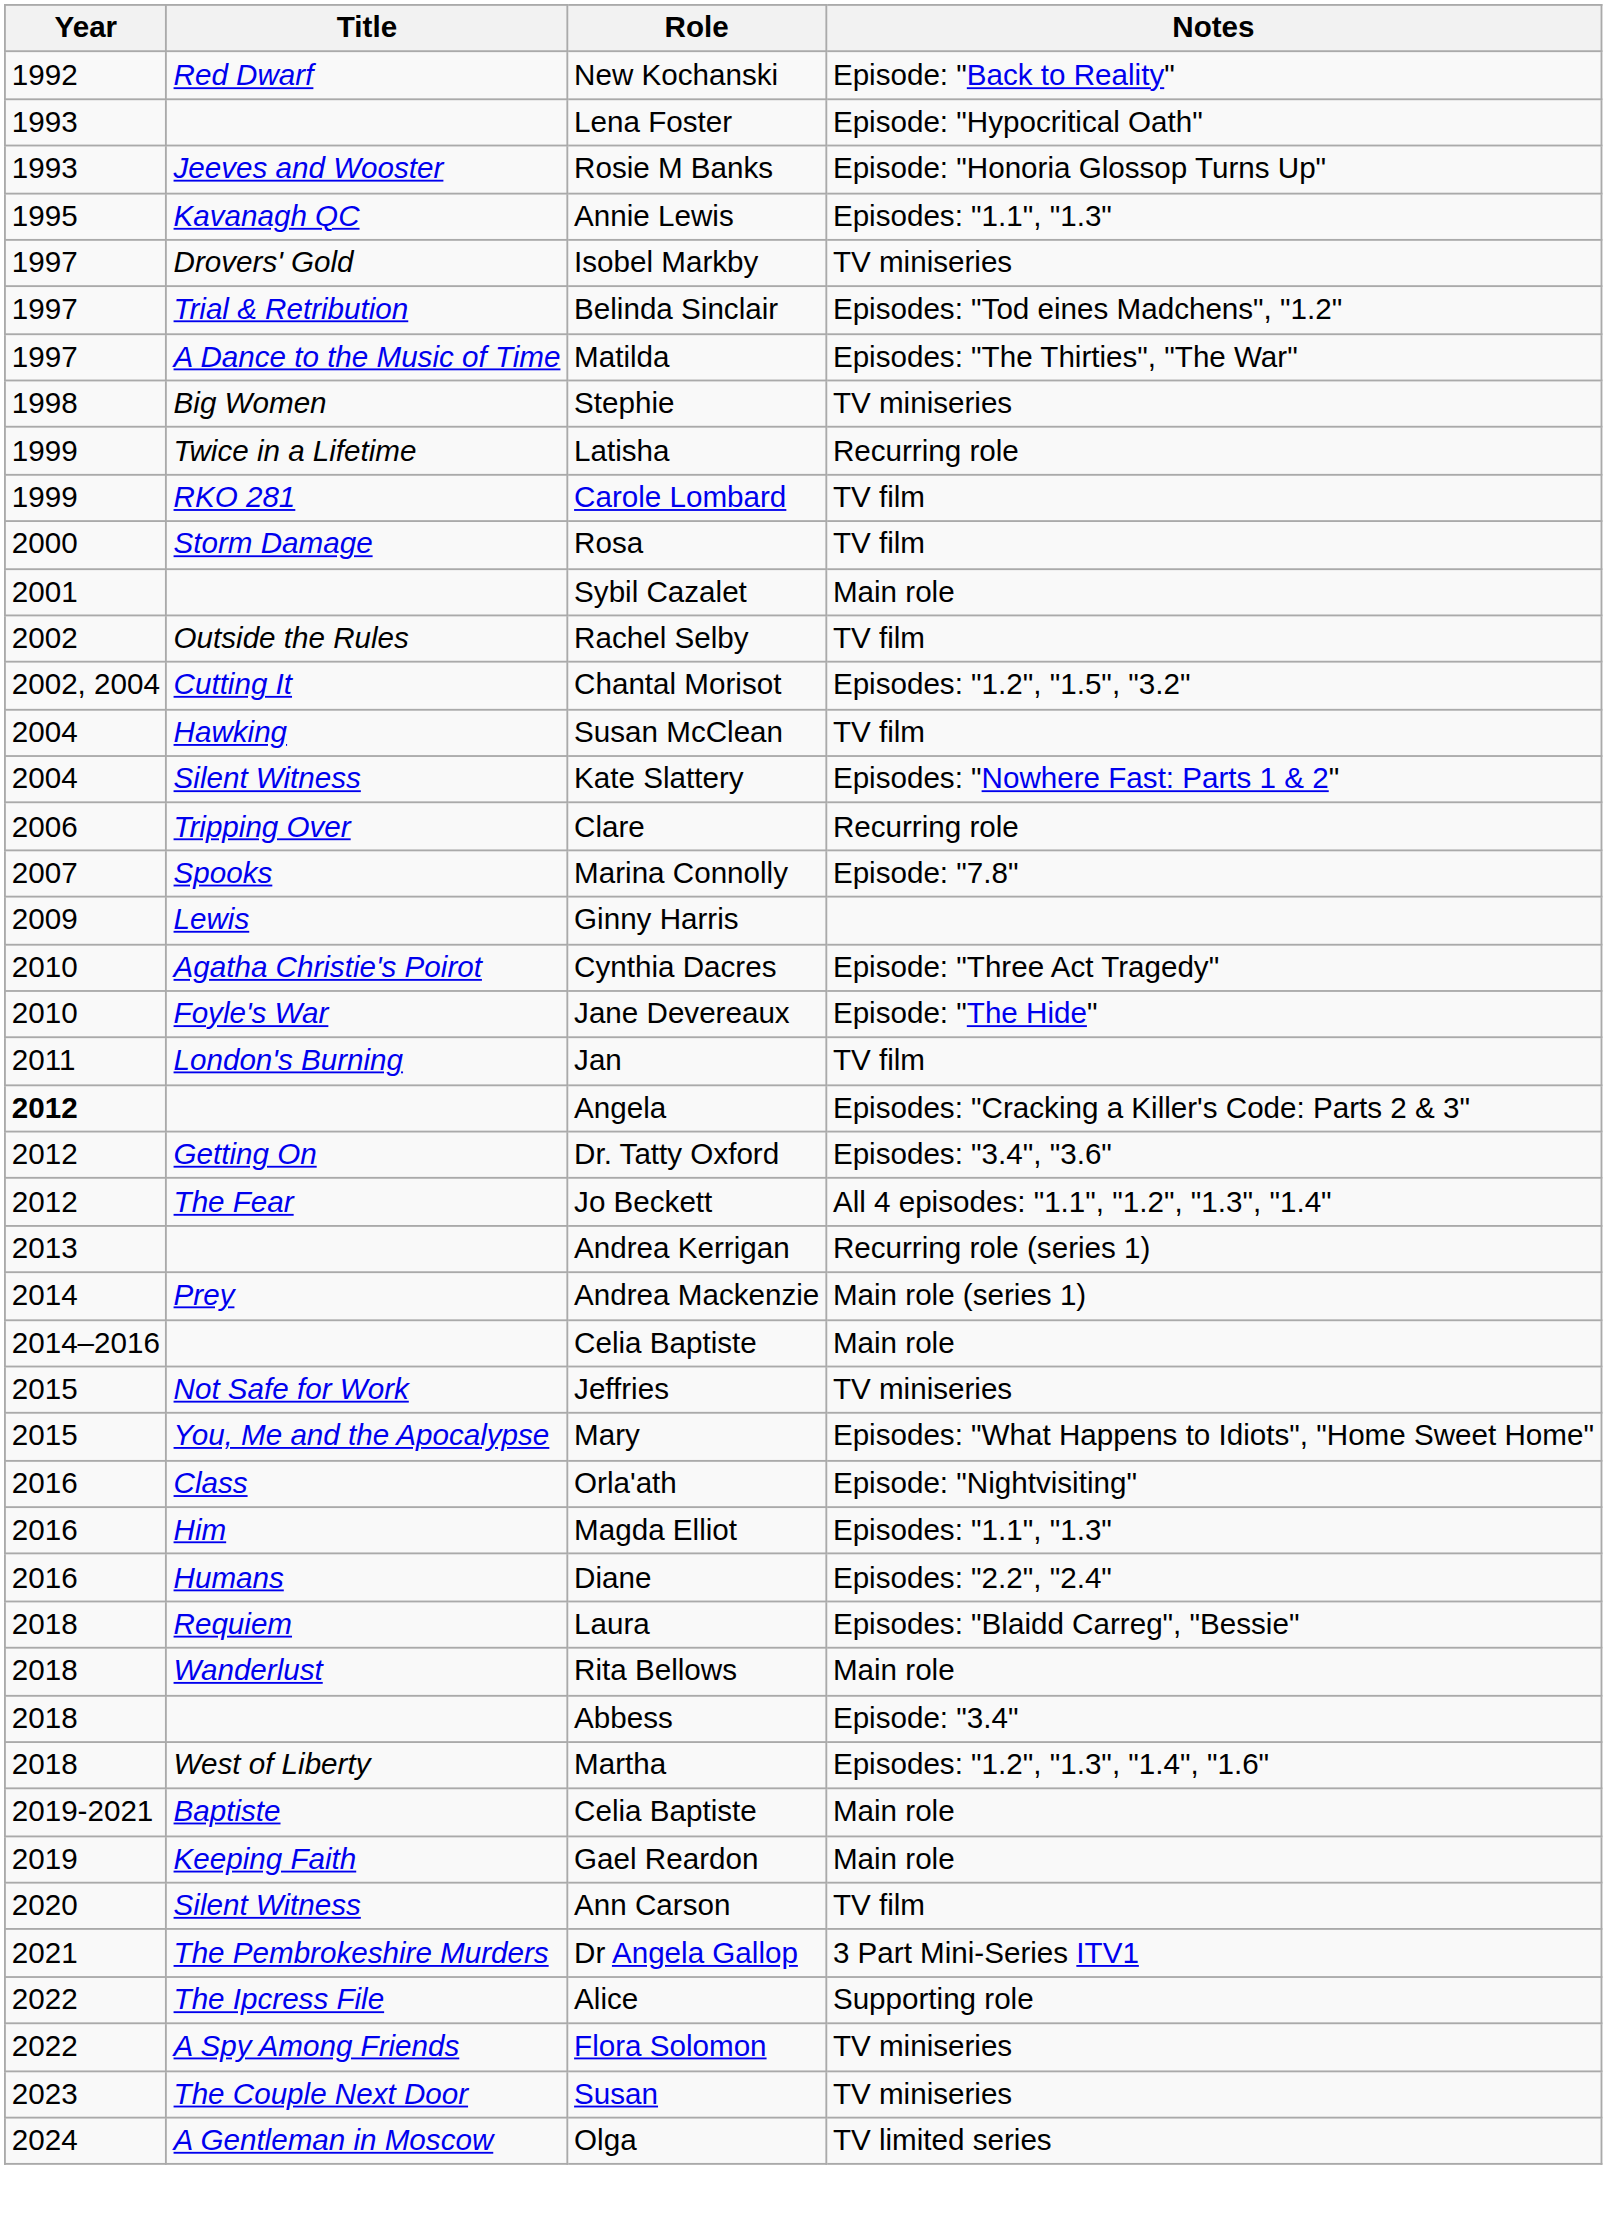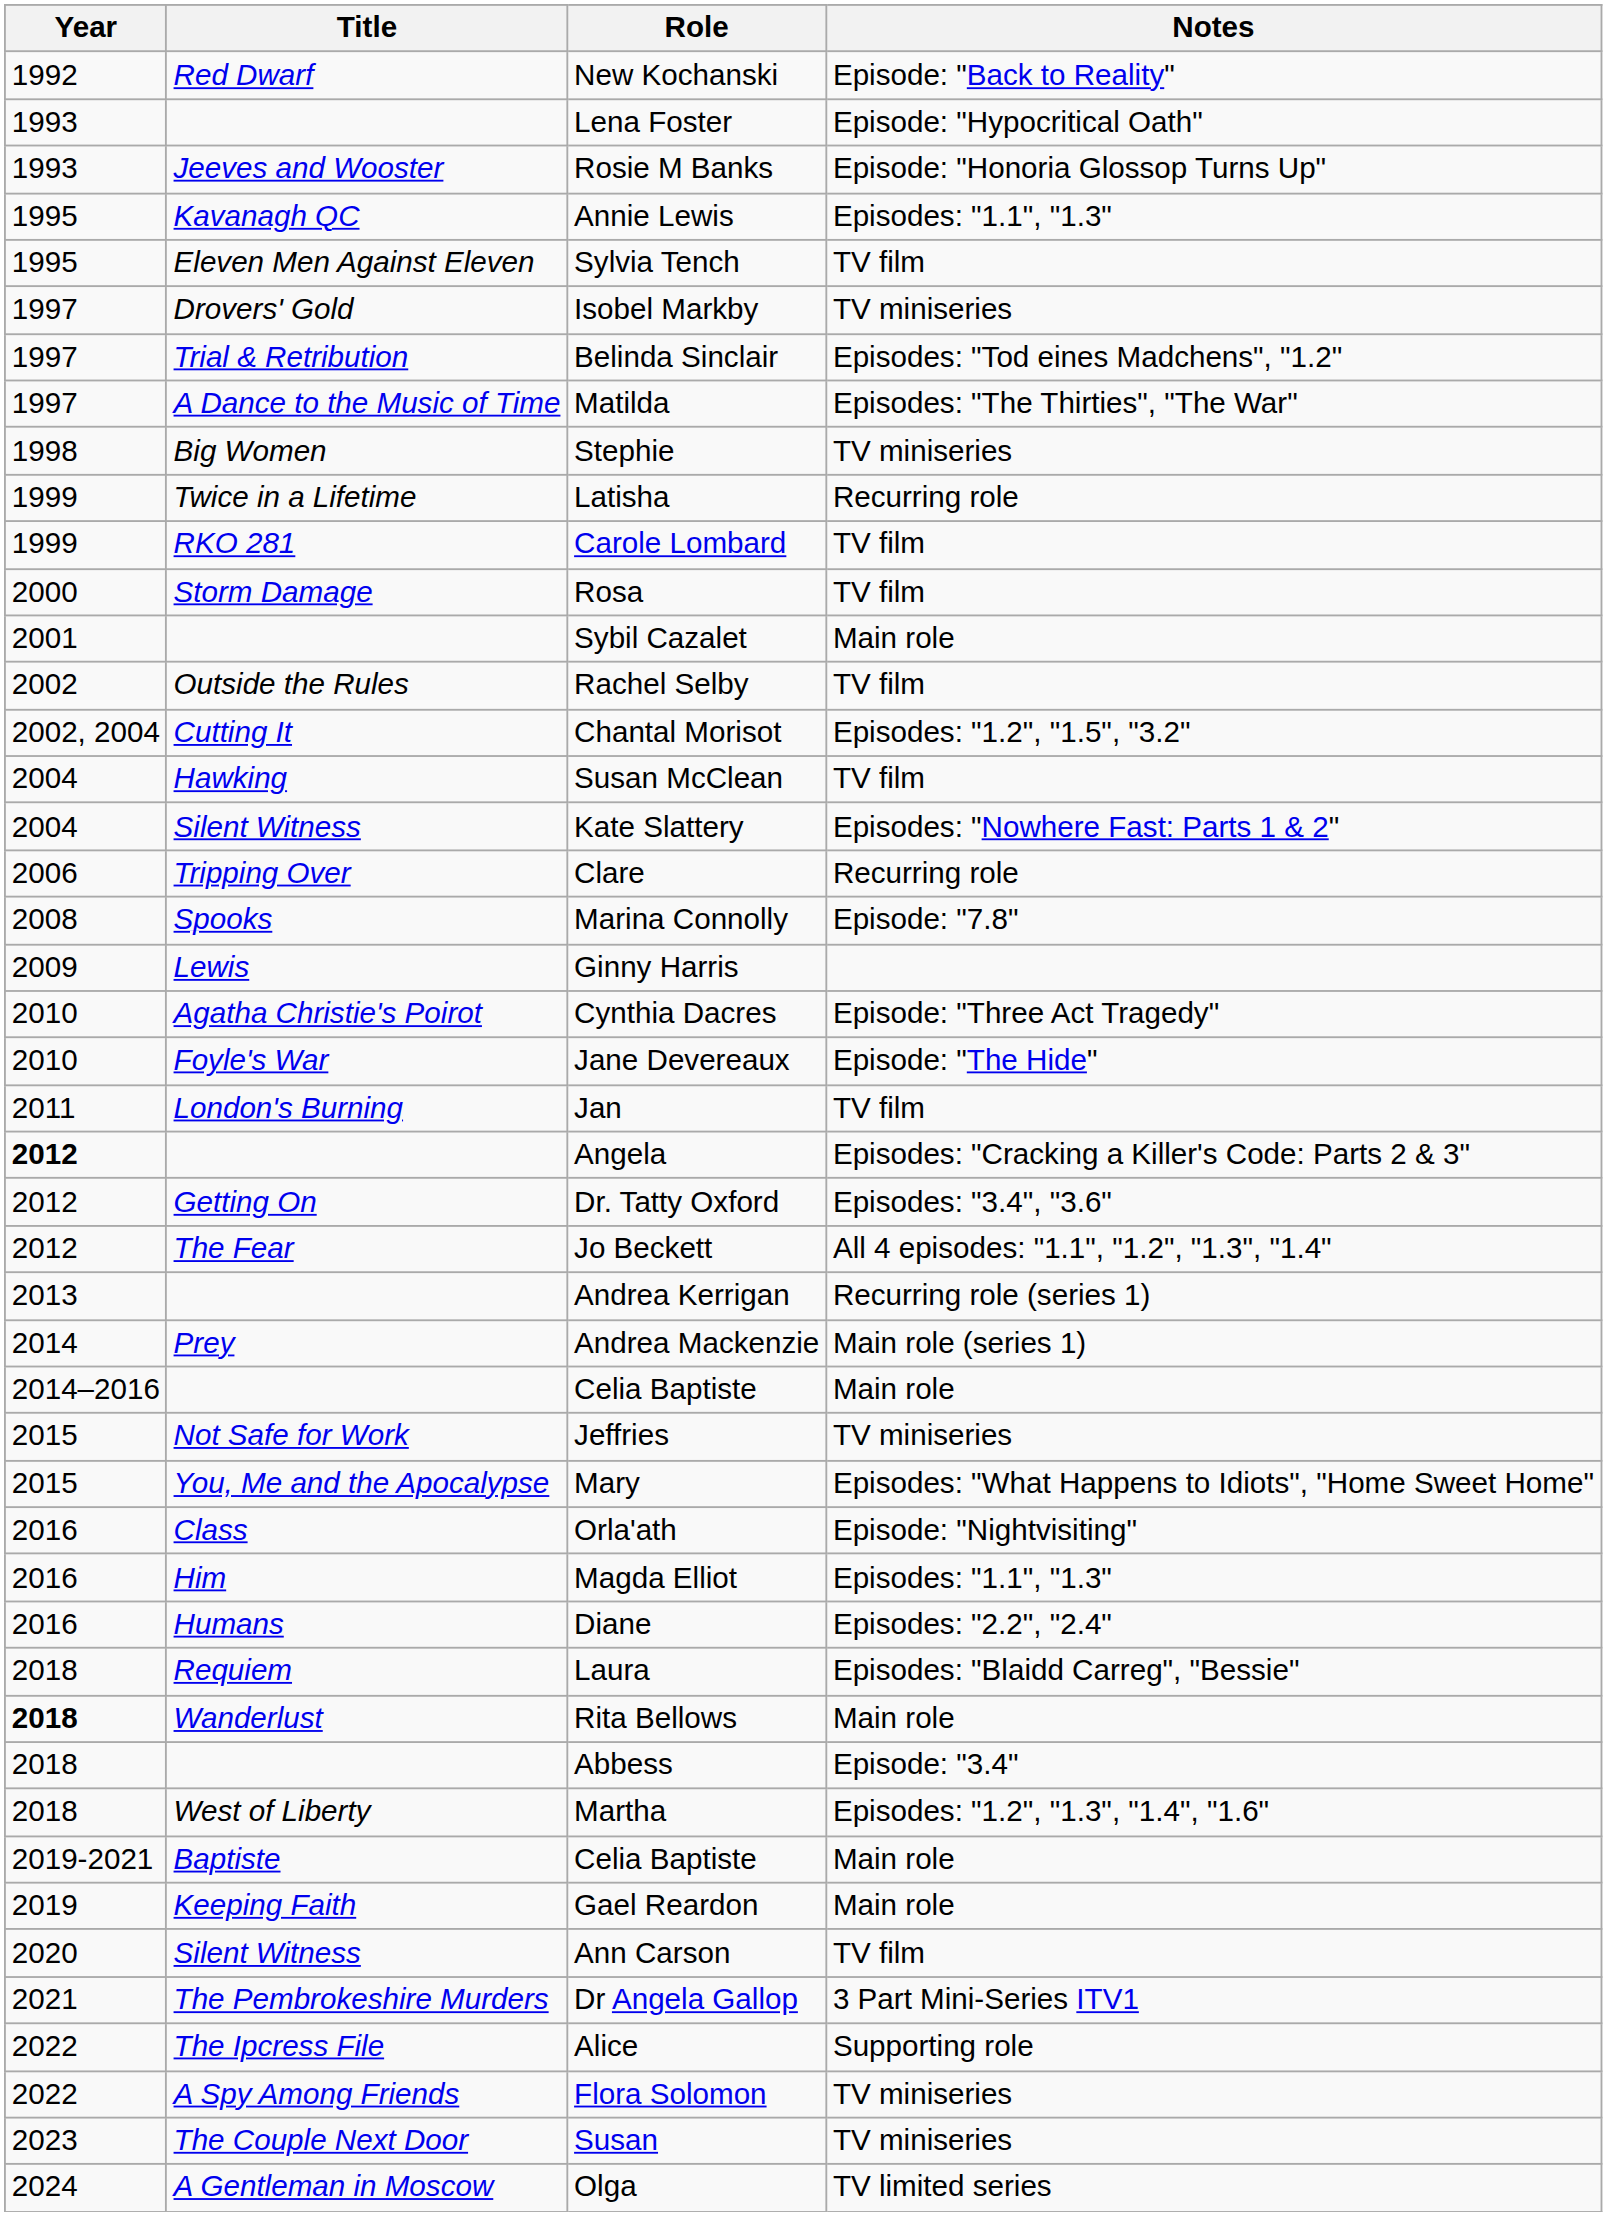+ row: (354, 262)
(45, 872) 2007 -> (45, 919) 2008
(45, 1671) normal -> (45, 1717) bold
